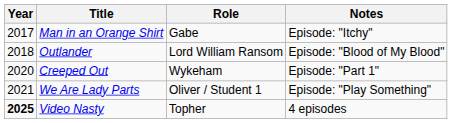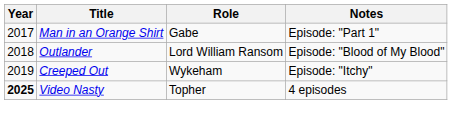(330, 33) Episode: "Itchy" -> (334, 33) Episode: "Part 1"
(20, 71) 2020 -> (20, 71) 2019
(334, 71) Episode: "Part 1" -> (330, 71) Episode: "Itchy"
- row: (89, 90)
